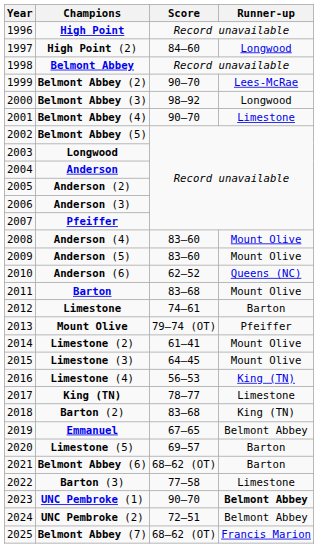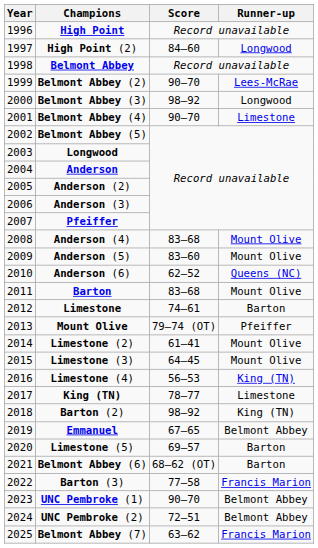(184, 239) 83–60 -> (184, 239) 83–68
(184, 413) 83–68 -> (184, 413) 98–92
(266, 482) Limestone -> (266, 482) Francis Marion
(266, 500) bold -> (266, 500) normal
(184, 534) 68–62 (OT) -> (184, 534) 63–62
